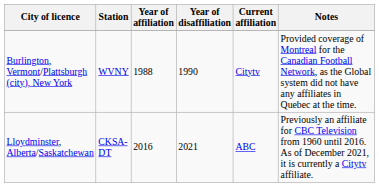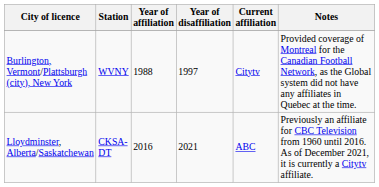(188, 71) 1990 -> (188, 71) 1997
